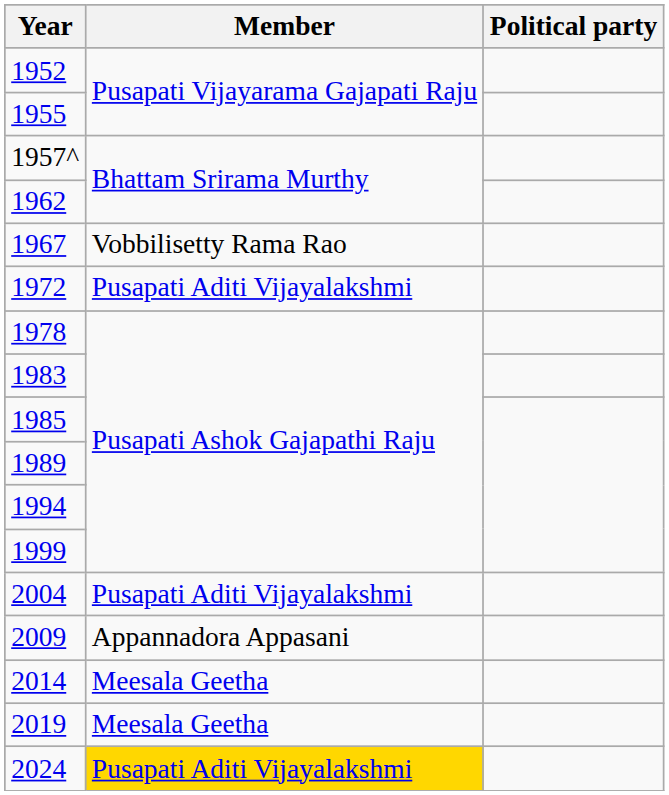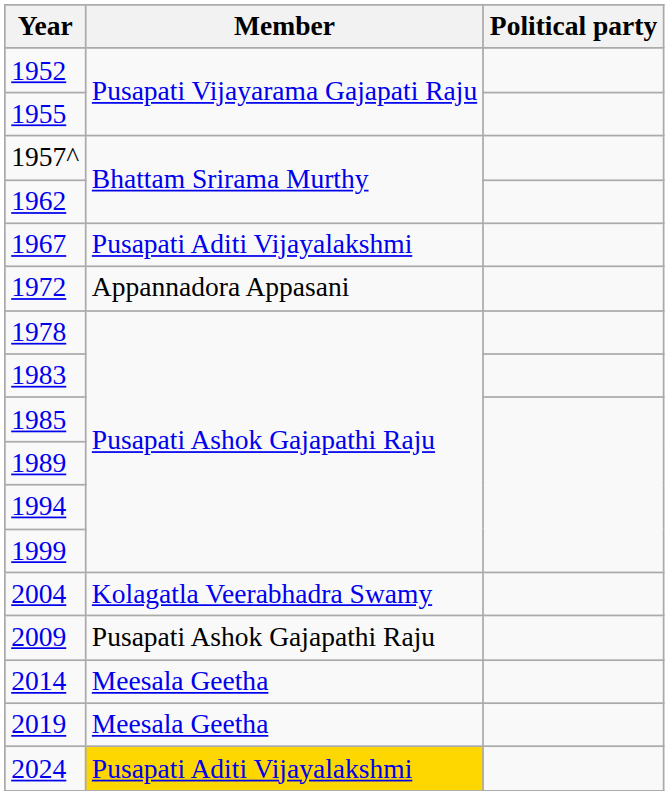(219, 244) Vobbilisetty Rama Rao -> (252, 244) Pusapati Aditi Vijayalakshmi
(252, 288) Pusapati Aditi Vijayalakshmi -> (221, 288) Appannadora Appasani
(252, 593) Pusapati Aditi Vijayalakshmi -> (262, 593) Kolagatla Veerabhadra Swamy
(221, 637) Appannadora Appasani -> (263, 637) Pusapati Ashok Gajapathi Raju
